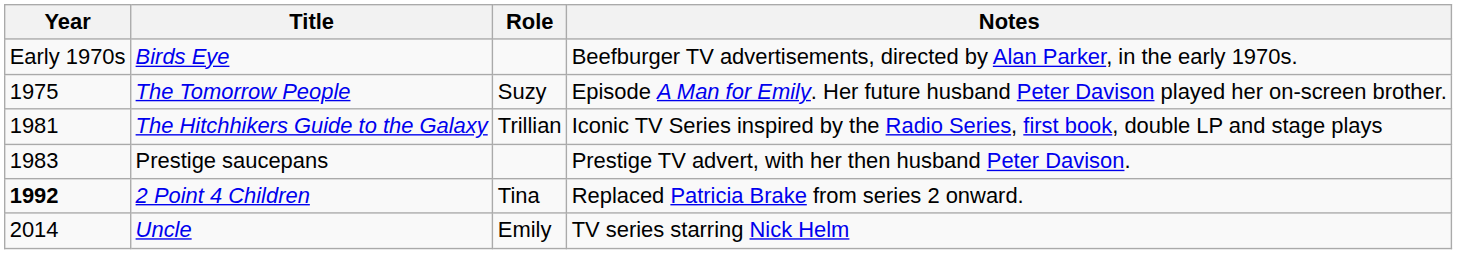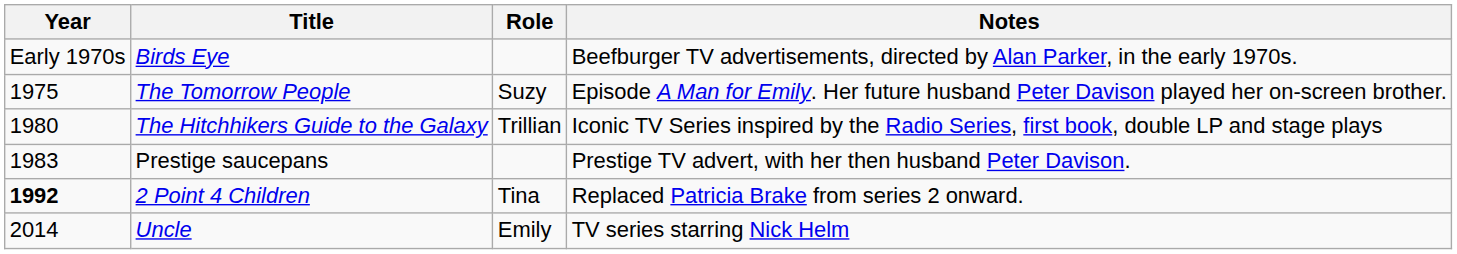(34, 126) 1981 -> (34, 126) 1980
